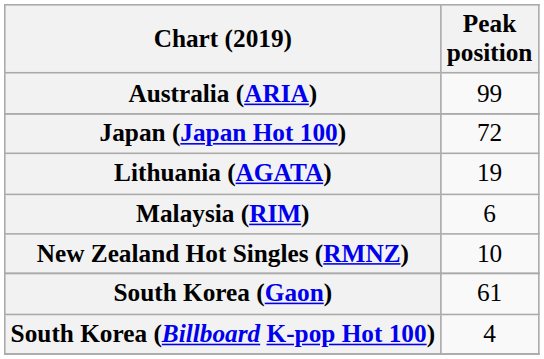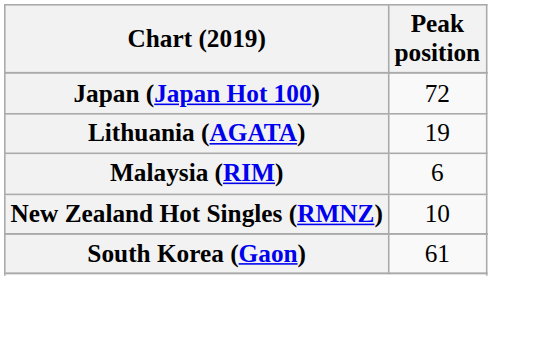- row: (223, 93)
- row: (223, 333)
